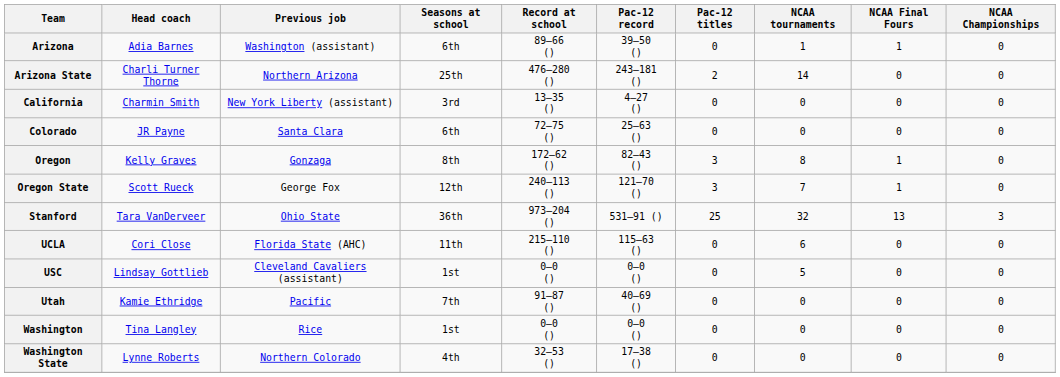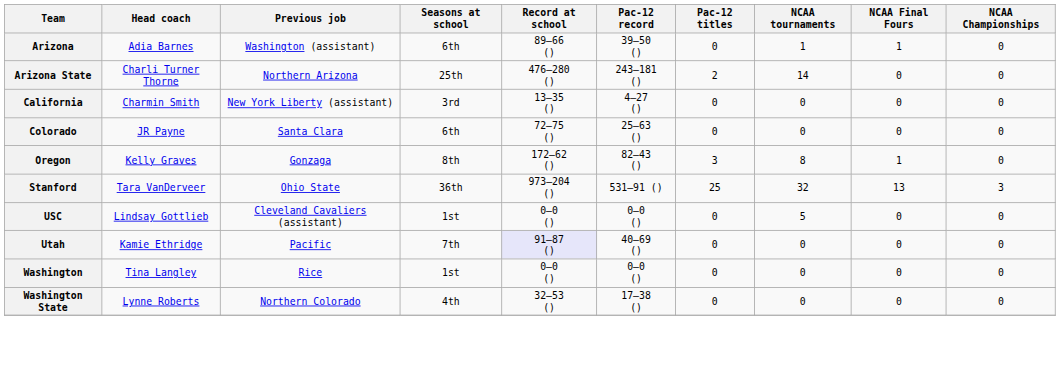- row: (53, 188)
- row: (53, 244)
(549, 301) no background -> (549, 244) lavender background
